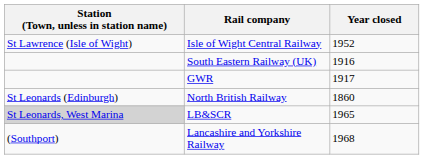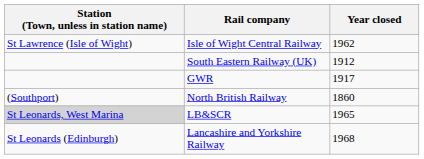(343, 43) 1952 -> (343, 43) 1962
(343, 61) 1916 -> (343, 61) 1912
(63, 97) St Leonards (Edinburgh) -> (33, 97) (Southport)
(33, 138) (Southport) -> (63, 138) St Leonards (Edinburgh)
